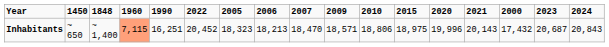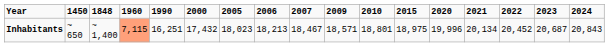columns swapped: (512, 11) <-> (197, 11)
(237, 30) 18,323 -> (237, 30) 18,023
(307, 30) 18,470 -> (307, 30) 18,467
(377, 30) 18,806 -> (377, 30) 18,801
(482, 30) 20,143 -> (482, 30) 20,134
